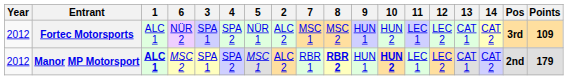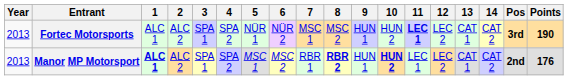columns swapped: (284, 12) <-> (181, 12)
(18, 34) 2012 -> (18, 34) 2013
(417, 34) normal -> (418, 34) bold
(545, 34) 109 -> (545, 34) 190
(18, 61) 2012 -> (18, 61) 2013
(545, 61) 179 -> (545, 61) 176
